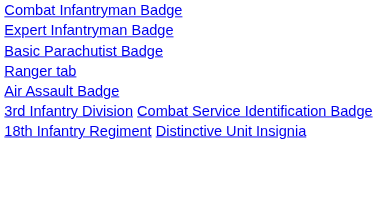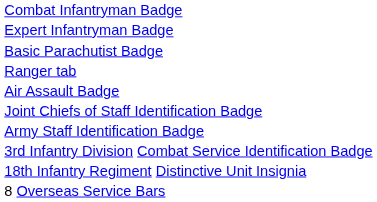+ row: (133, 111)
+ row: (104, 131)
+ row: (85, 191)
